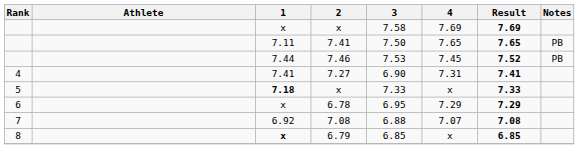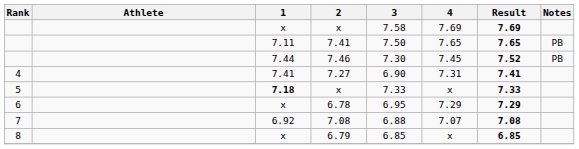(394, 58) 7.53 -> (394, 58) 7.30
(283, 136) bold -> (283, 136) normal
